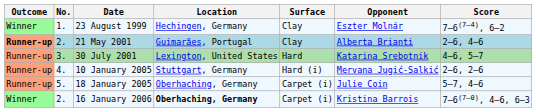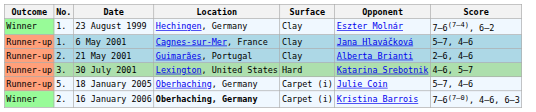+ row: (101, 41)
(29, 41) bold -> (29, 55) normal
- row: (114, 69)
